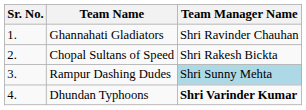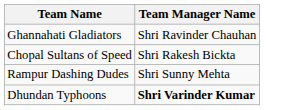- column: (26, 14)
(226, 74) lightblue background -> (184, 74) no background
